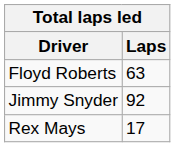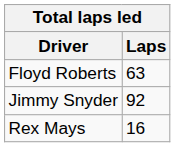(136, 127) 17 -> (136, 127) 16
